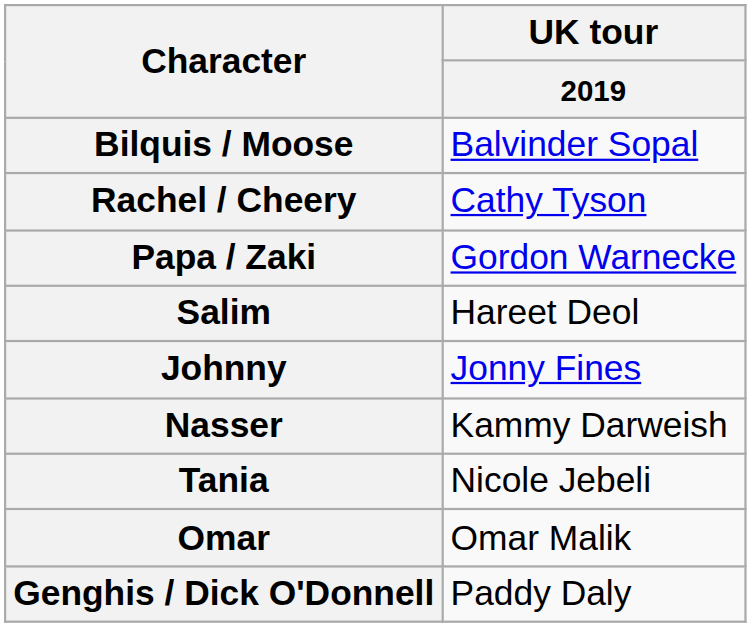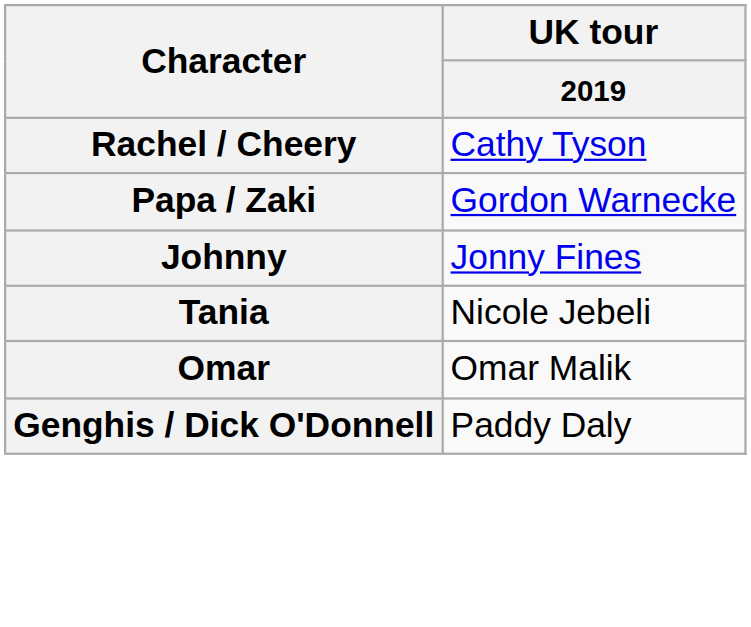- row: (224, 144)
- row: (224, 312)
- row: (224, 425)
